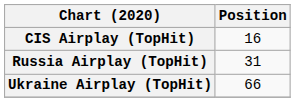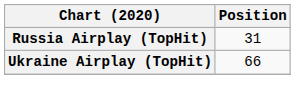- row: (110, 39)
